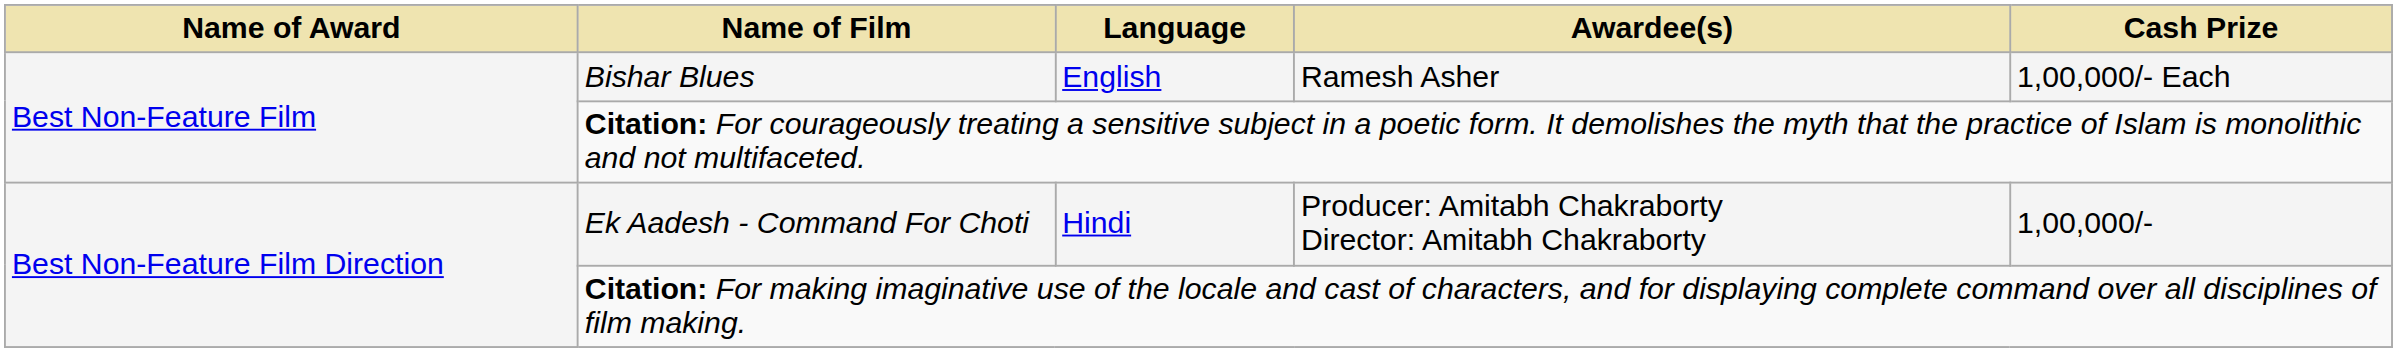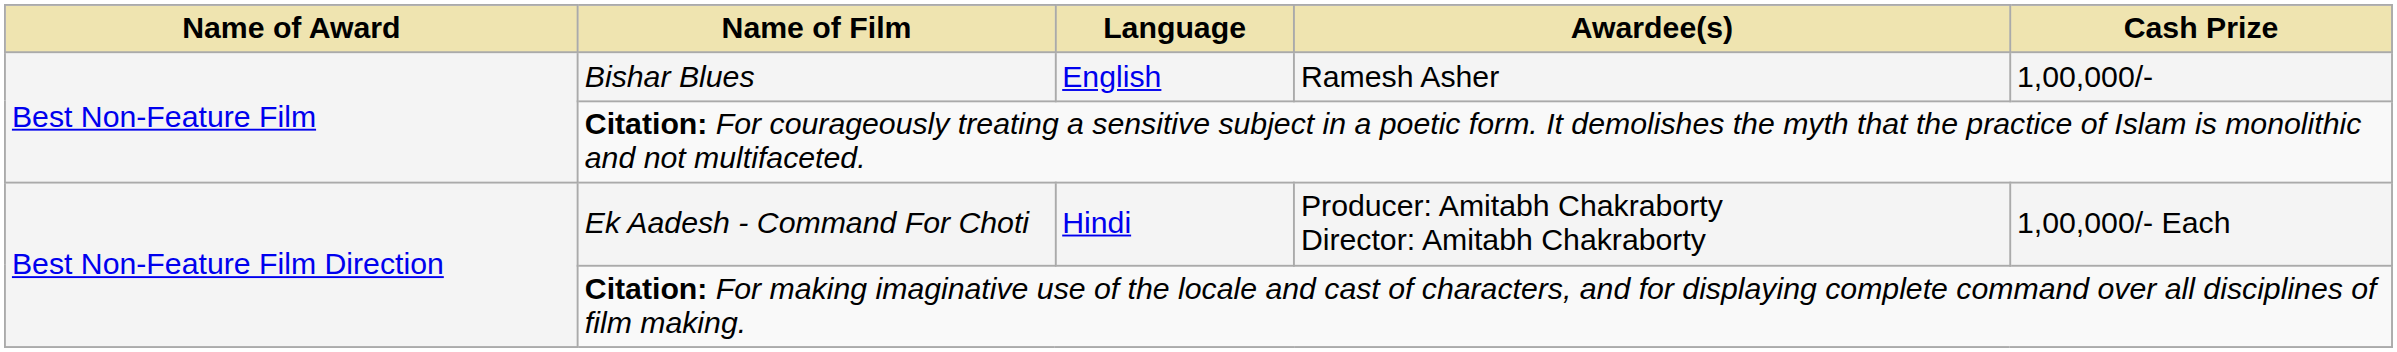(2124, 76) 1,00,000/- Each -> (2085, 76) 1,00,000/-
(2085, 223) 1,00,000/- -> (2124, 223) 1,00,000/- Each
